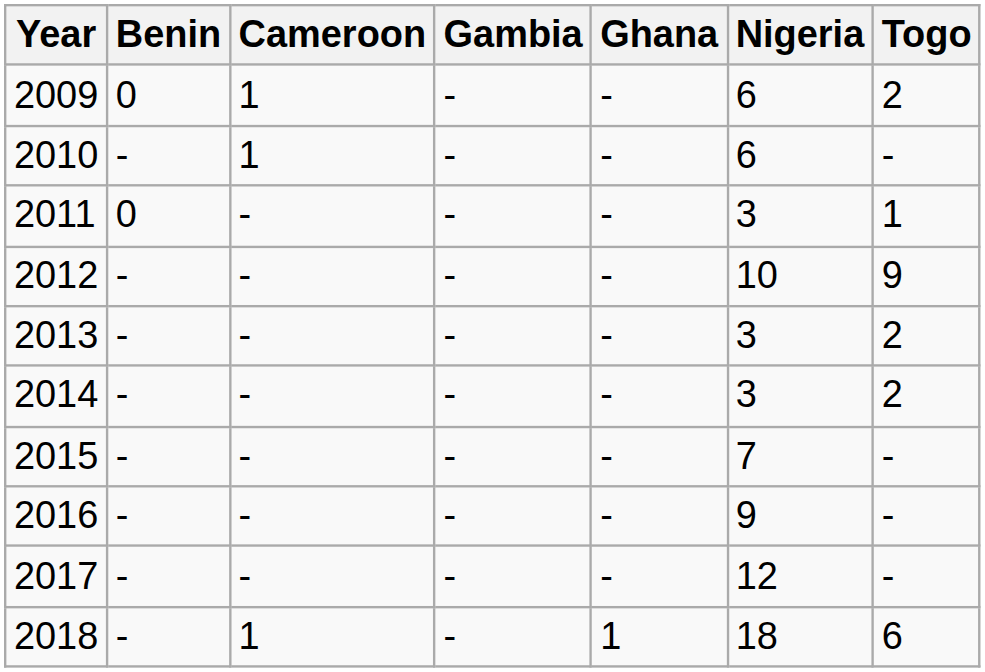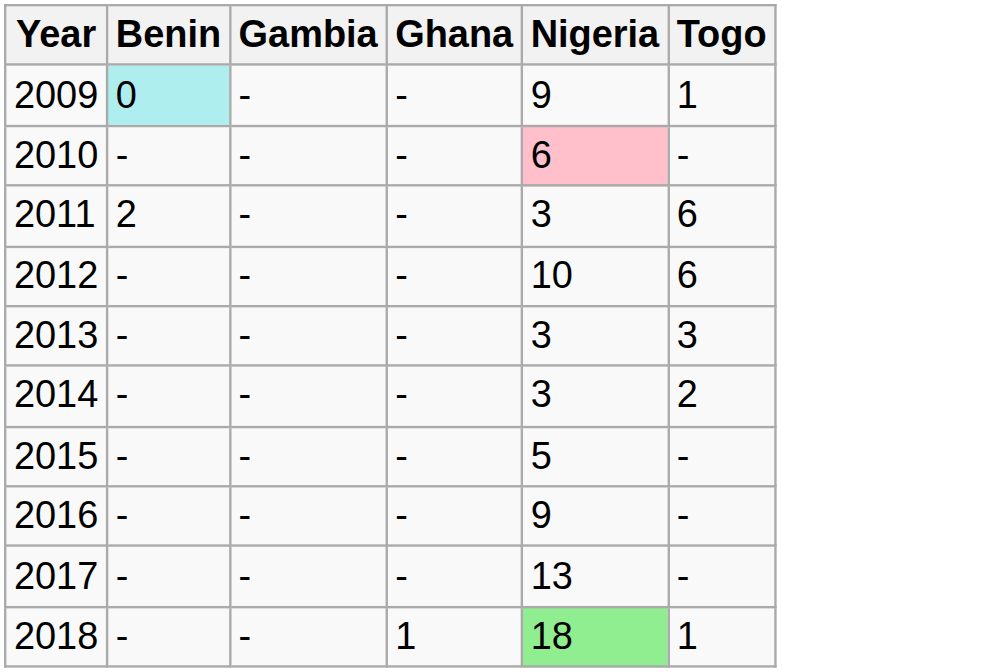- column: (332, 34)
(126, 94) no background -> (126, 94) paleturquoise background
(746, 94) 6 -> (541, 94) 9
(892, 94) 2 -> (687, 94) 1
(746, 154) no background -> (541, 154) pink background
(126, 214) 0 -> (126, 214) 2
(892, 214) 1 -> (687, 214) 6
(892, 275) 9 -> (687, 275) 6
(892, 335) 2 -> (687, 335) 3
(746, 455) 7 -> (541, 455) 5
(757, 575) 12 -> (552, 575) 13
(757, 635) no background -> (552, 635) lightgreen background
(892, 635) 6 -> (687, 635) 1
